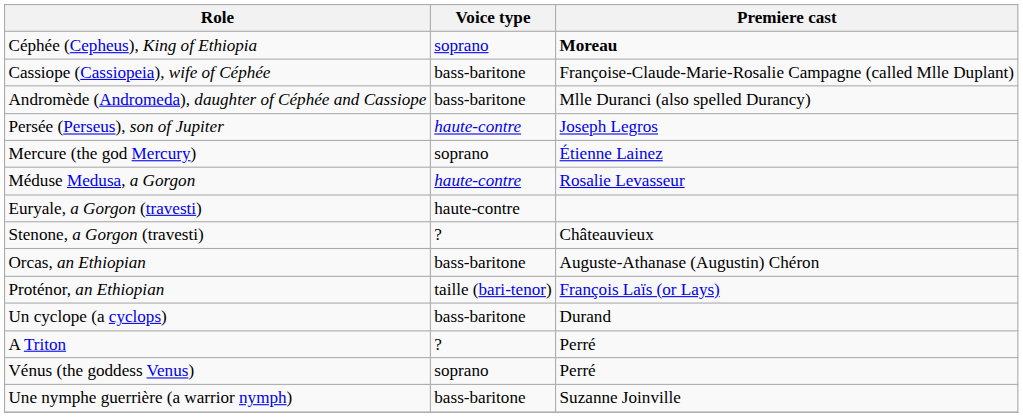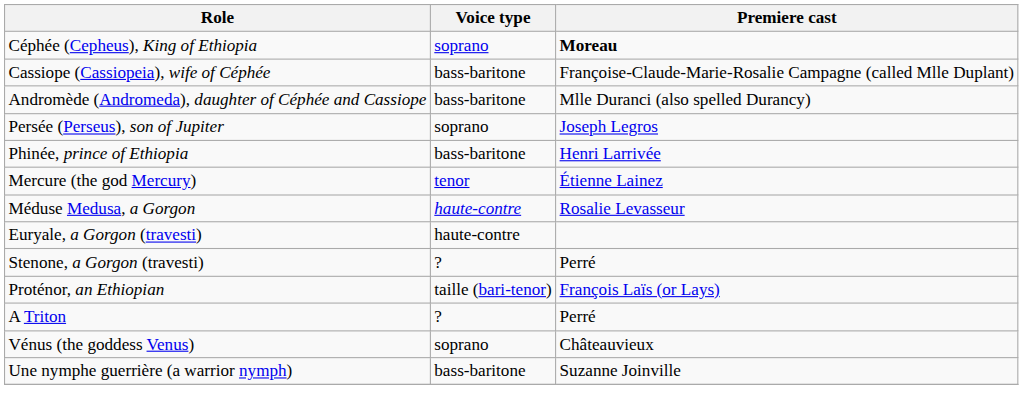(478, 126) haute-contre -> (461, 126) soprano
+ row: (98, 153)
(461, 153) soprano -> (452, 180) tenor
(607, 235) Châteauvieux -> (578, 262) Perré
- row: (77, 262)
- row: (88, 316)
(578, 371) Perré -> (607, 343) Châteauvieux
